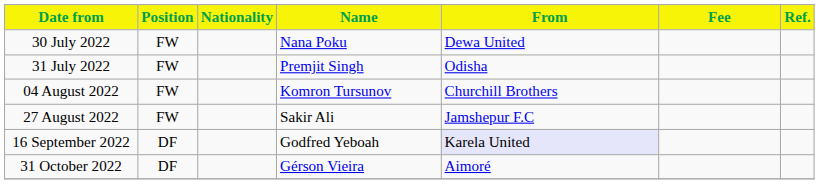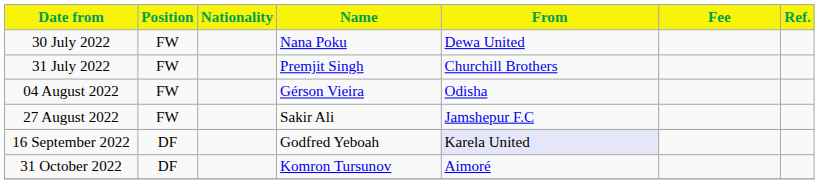(466, 67) Odisha -> (501, 67) Churchill Brothers
(336, 92) Komron Tursunov -> (322, 92) Gérson Vieira
(501, 92) Churchill Brothers -> (466, 92) Odisha
(322, 166) Gérson Vieira -> (336, 166) Komron Tursunov
